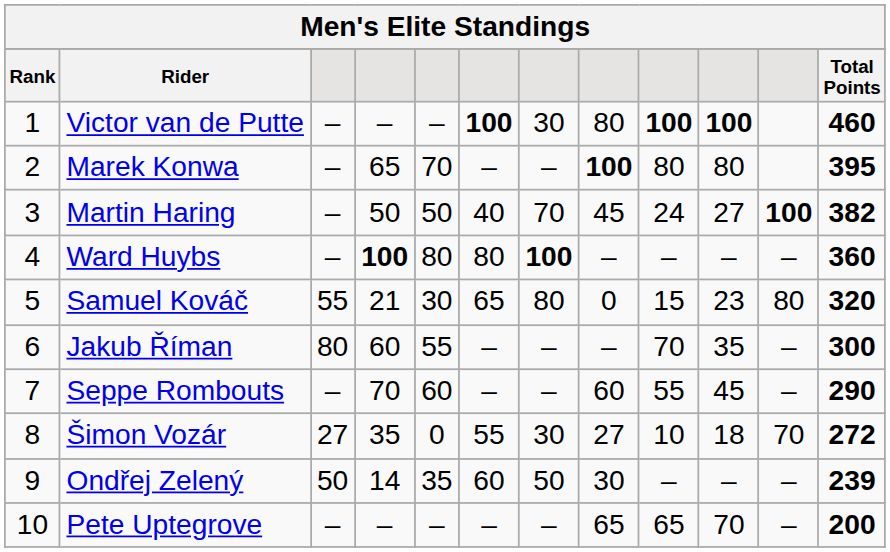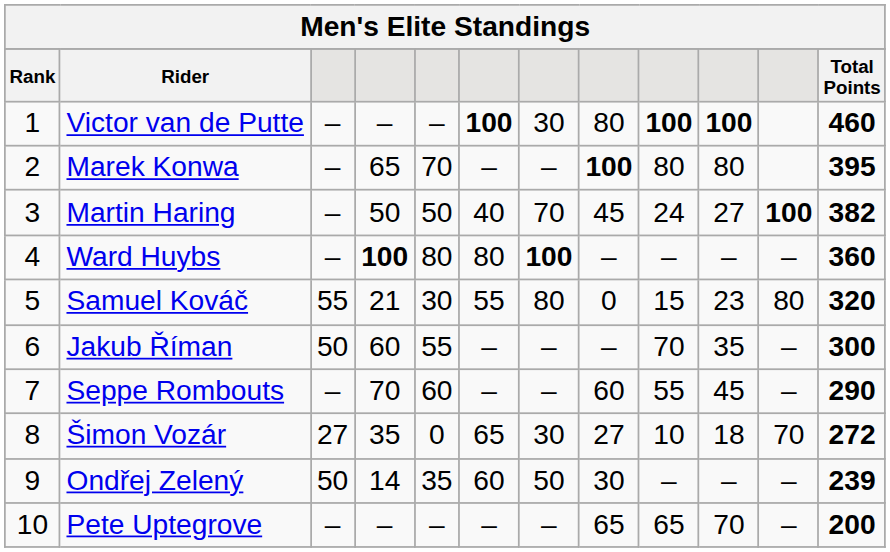(489, 301) 65 -> (489, 301) 55
(333, 346) 80 -> (333, 346) 50
(489, 435) 55 -> (489, 435) 65
